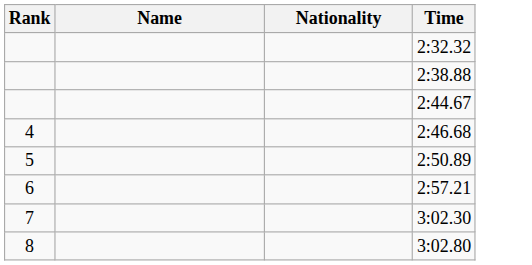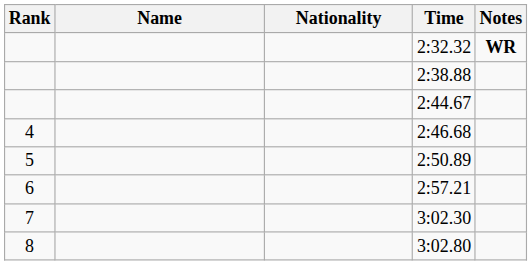+ column: (501, 18)
